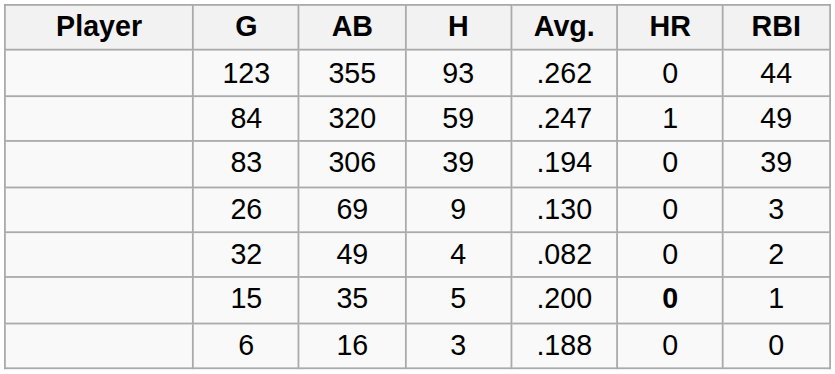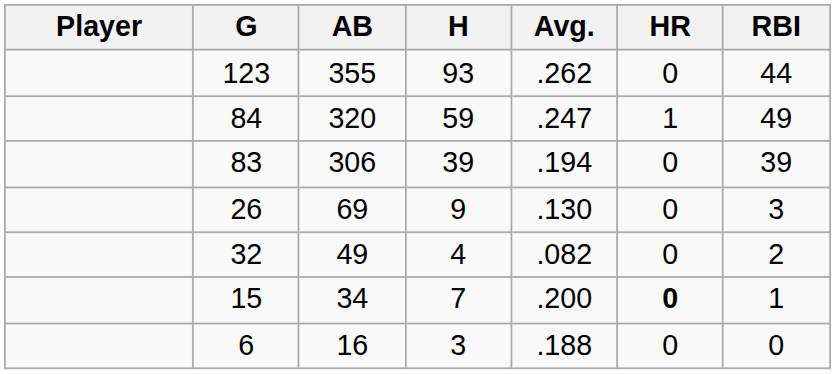(352, 299) 35 -> (352, 299) 34
(458, 299) 5 -> (458, 299) 7
